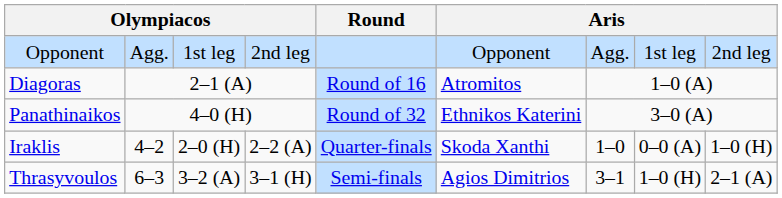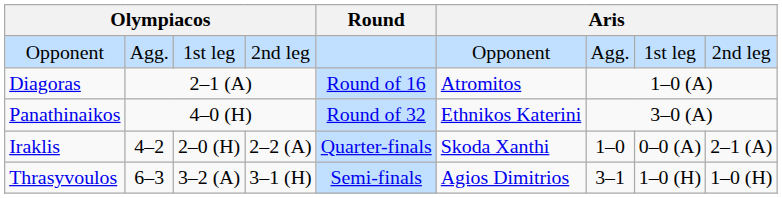(741, 146) 1–0 (H) -> (741, 146) 2–1 (A)
(741, 177) 2–1 (A) -> (741, 177) 1–0 (H)
